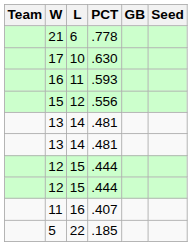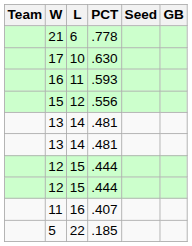columns swapped: (135, 15) <-> (168, 15)
